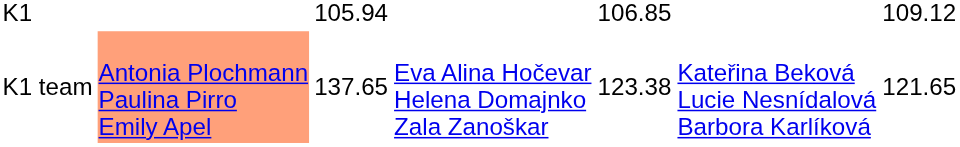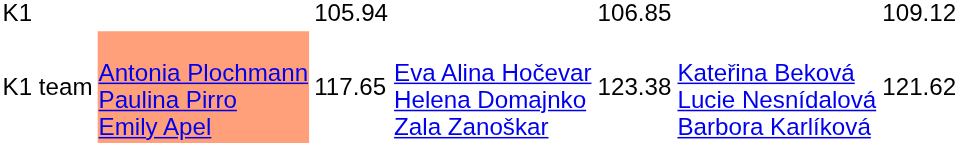(351, 86) 137.65 -> (350, 86) 117.65
(919, 86) 121.65 -> (919, 86) 121.62
